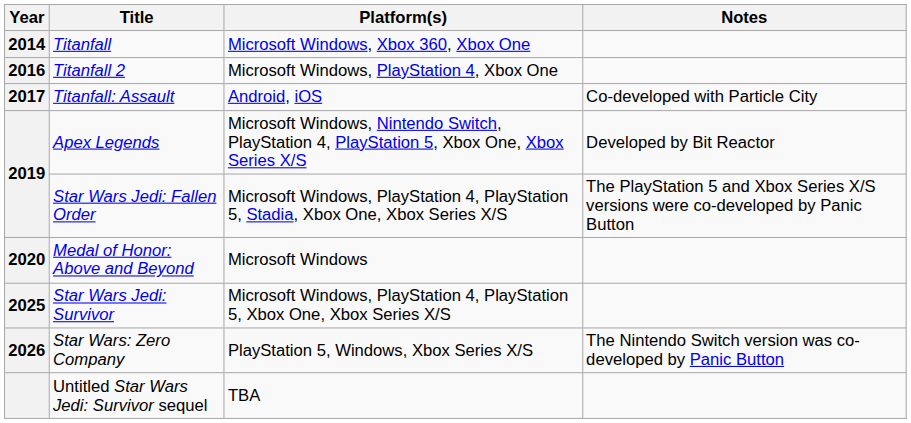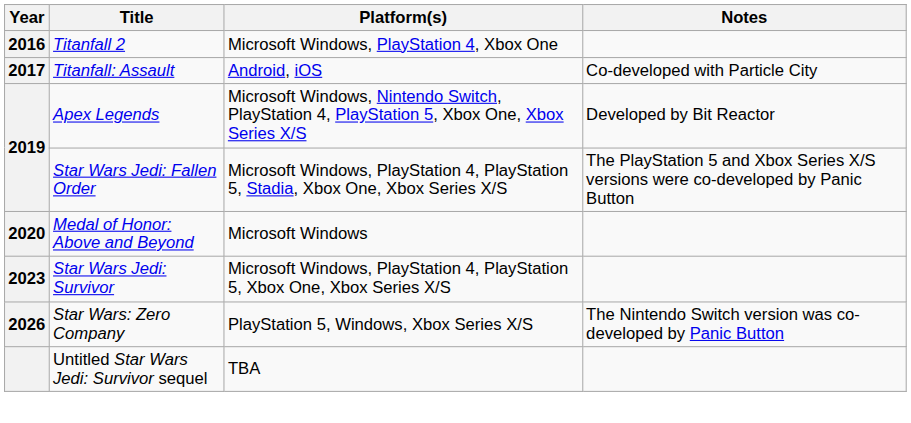- row: (82, 44)
(27, 305) 2025 -> (27, 278) 2023
